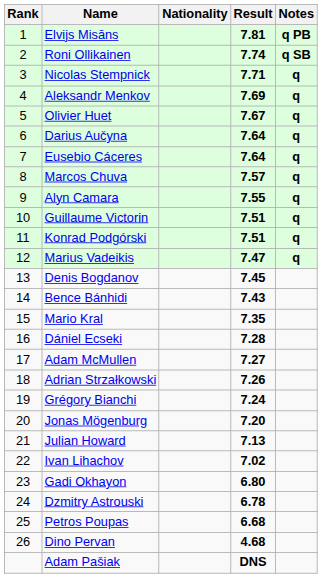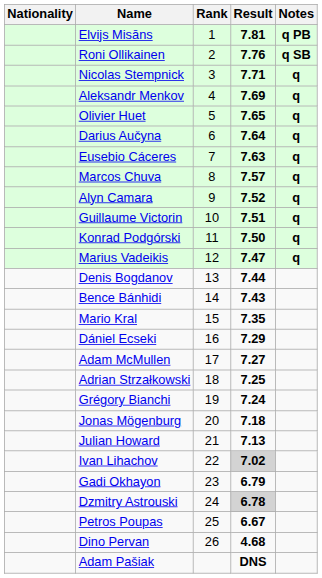columns swapped: (23, 14) <-> (195, 14)
(253, 55) 7.74 -> (253, 55) 7.76
(253, 116) 7.67 -> (253, 116) 7.65
(253, 156) 7.64 -> (253, 156) 7.63
(253, 197) 7.55 -> (253, 197) 7.52
(253, 237) 7.51 -> (253, 237) 7.50
(253, 278) 7.45 -> (253, 278) 7.44
(253, 339) 7.28 -> (253, 339) 7.29
(253, 380) 7.26 -> (253, 380) 7.25
(253, 420) 7.20 -> (253, 420) 7.18
(253, 461) no background -> (253, 461) lightgrey background
(253, 481) 6.80 -> (253, 481) 6.79
(253, 501) no background -> (253, 501) lightgrey background
(253, 522) 6.68 -> (253, 522) 6.67
